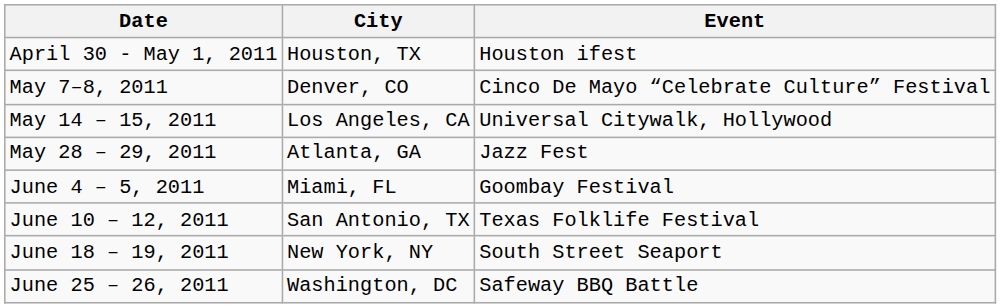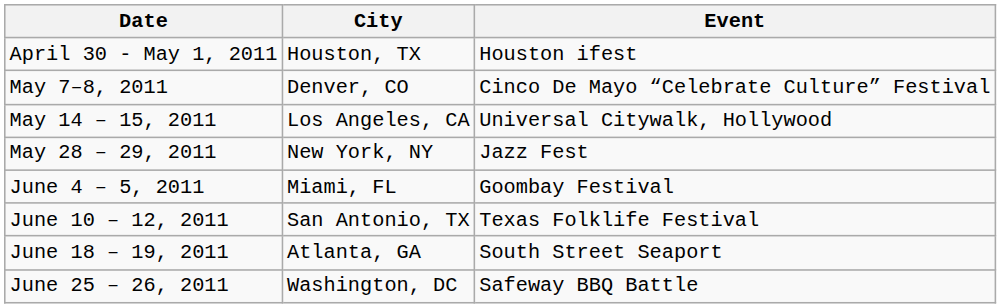(354, 154) Atlanta, GA -> (360, 154) New York, NY
(360, 253) New York, NY -> (354, 253) Atlanta, GA
